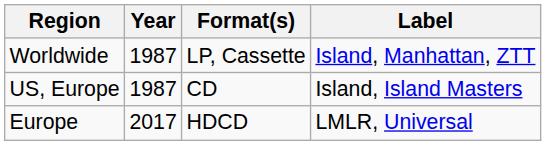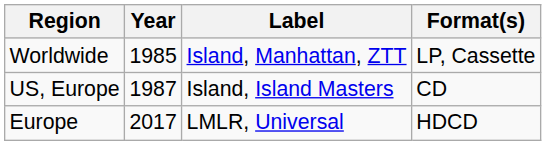columns swapped: (246, 21) <-> (425, 21)
(153, 55) 1987 -> (153, 55) 1985
